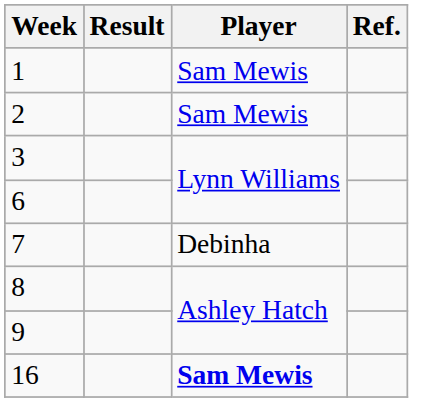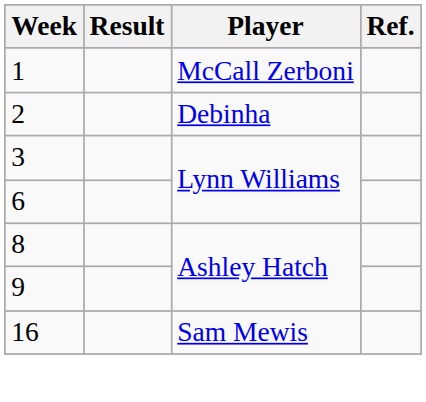(243, 69) Sam Mewis -> (266, 69) McCall Zerboni
(243, 113) Sam Mewis -> (224, 113) Debinha
- row: (18, 244)
(245, 375) bold -> (243, 331) normal
